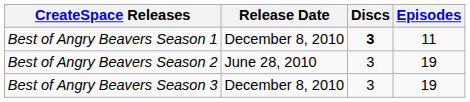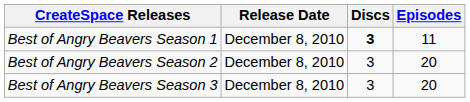(271, 62) June 28, 2010 -> (284, 62) December 8, 2010
(429, 62) 19 -> (429, 62) 20
(429, 85) 19 -> (429, 85) 20
